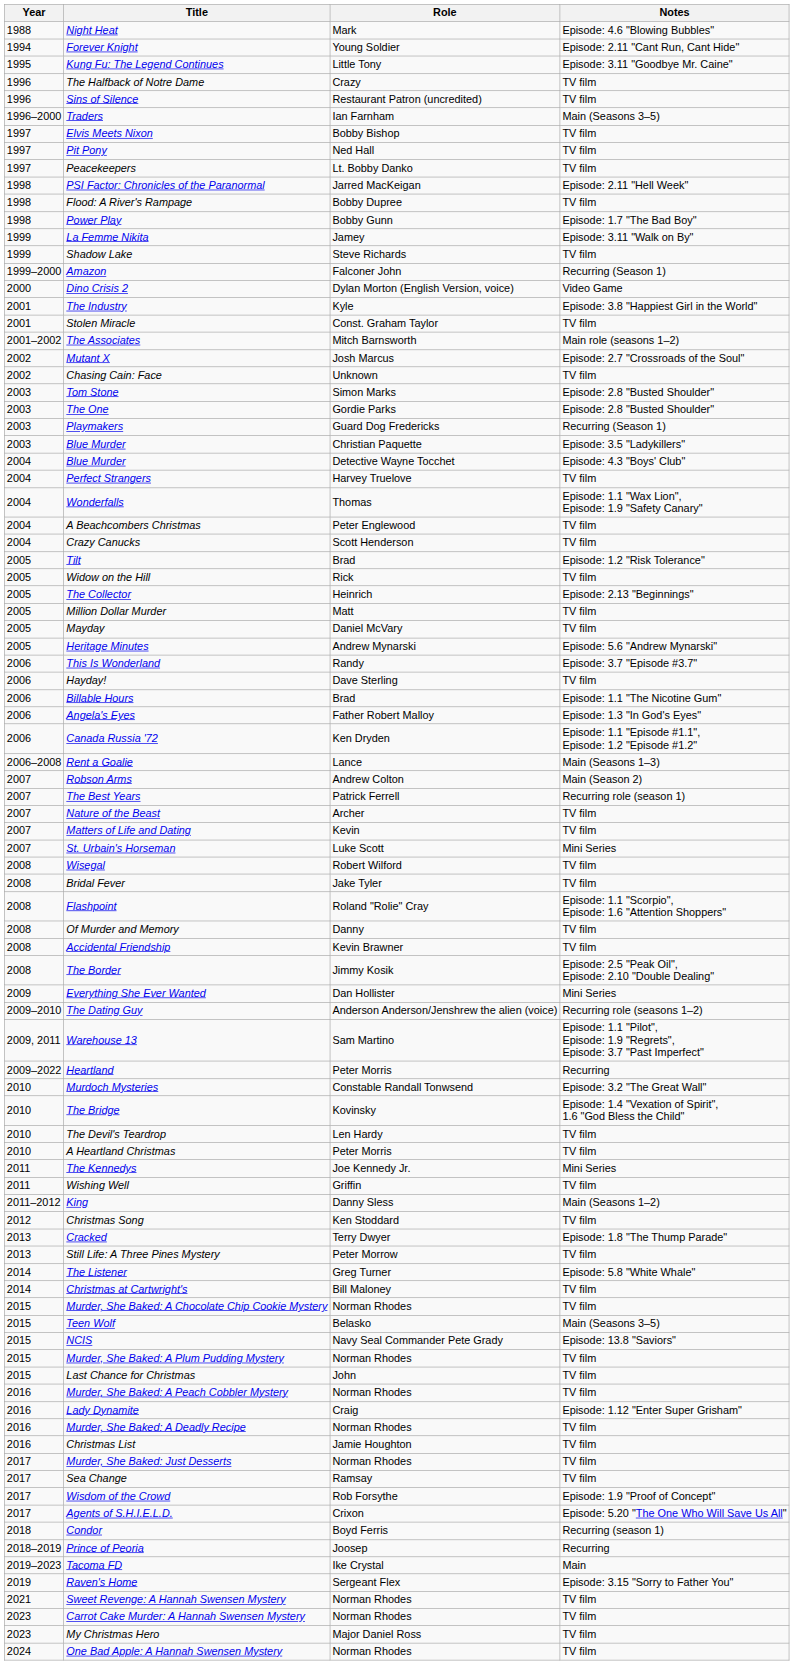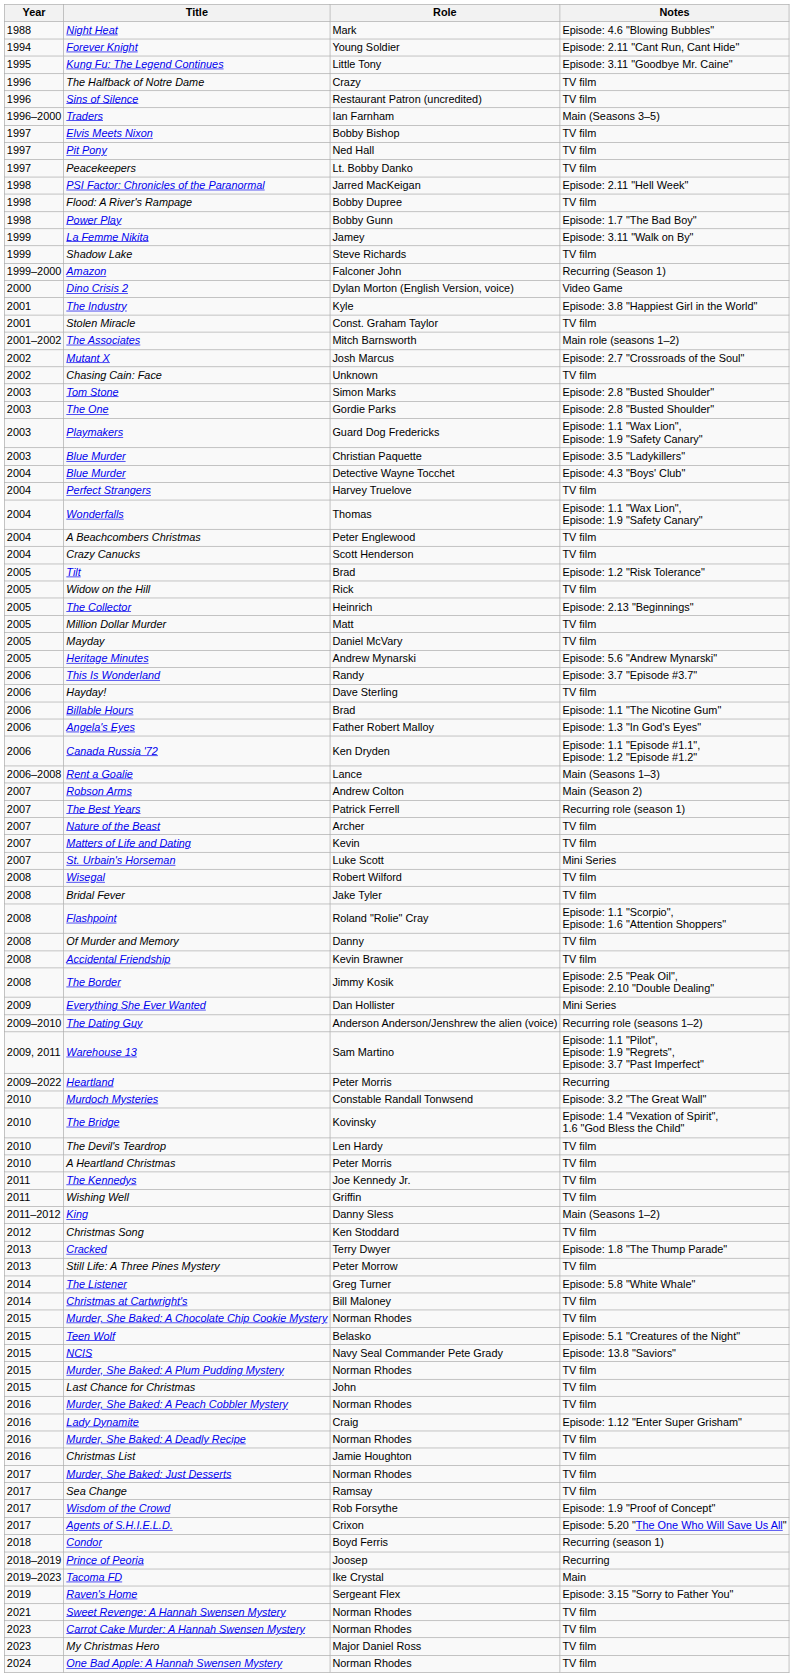(614, 427) Recurring (Season 1) -> (632, 433) Episode: 1.1 "Wax Lion", Episode: 1.9 "Safety Canary"
(589, 1168) Mini Series -> (579, 1180) TV film
(611, 1323) Main (Seasons 3–5) -> (651, 1336) Episode: 5.1 "Creatures of the Night"
